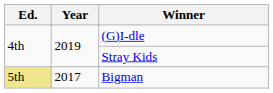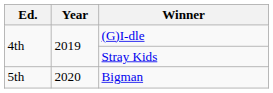(16, 77) khaki background -> (16, 77) no background
(68, 77) 2017 -> (68, 77) 2020
